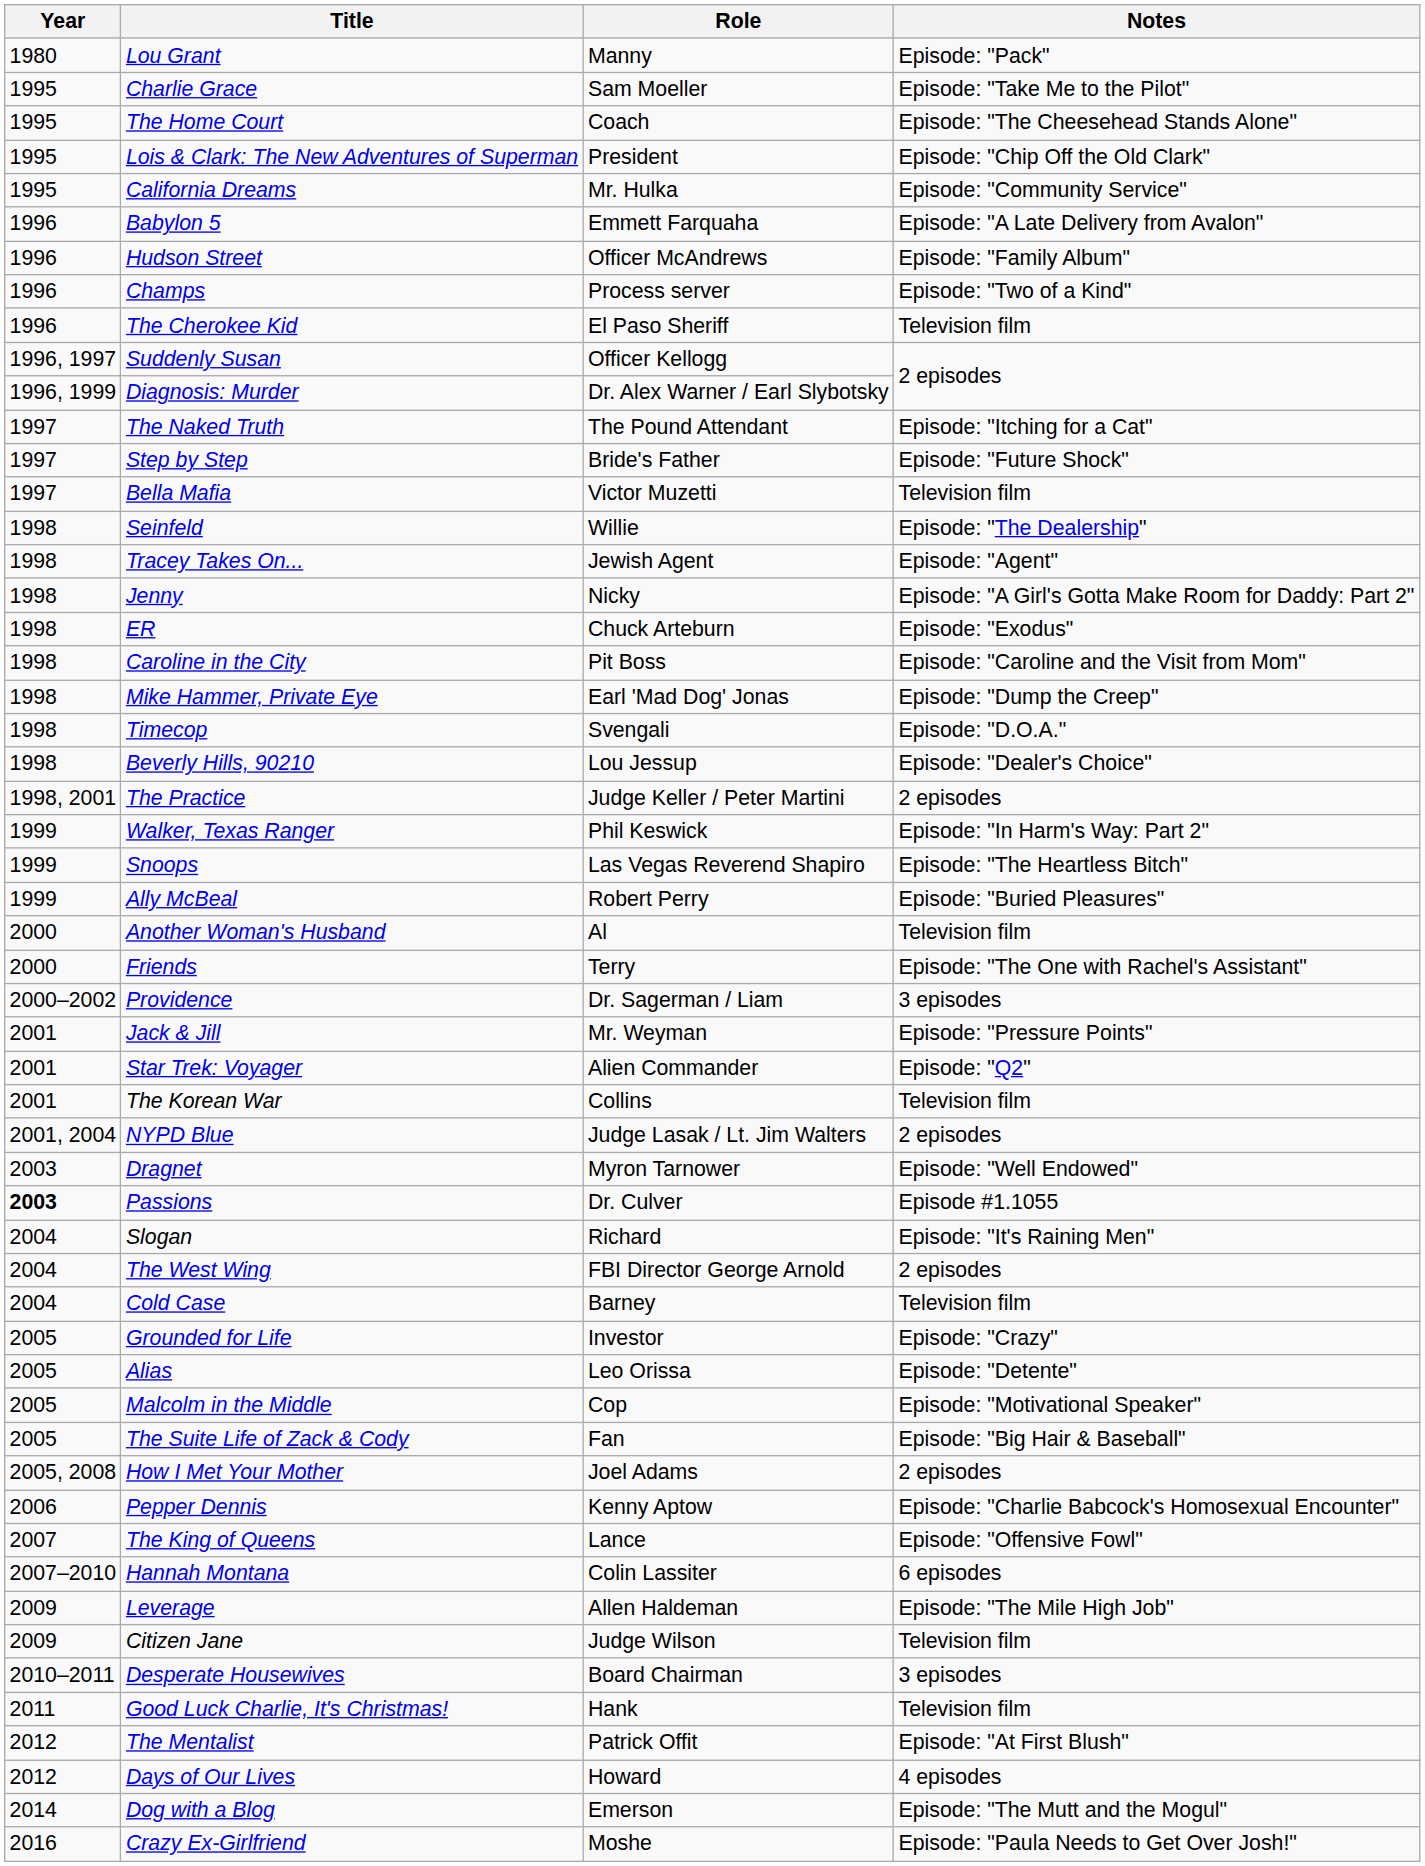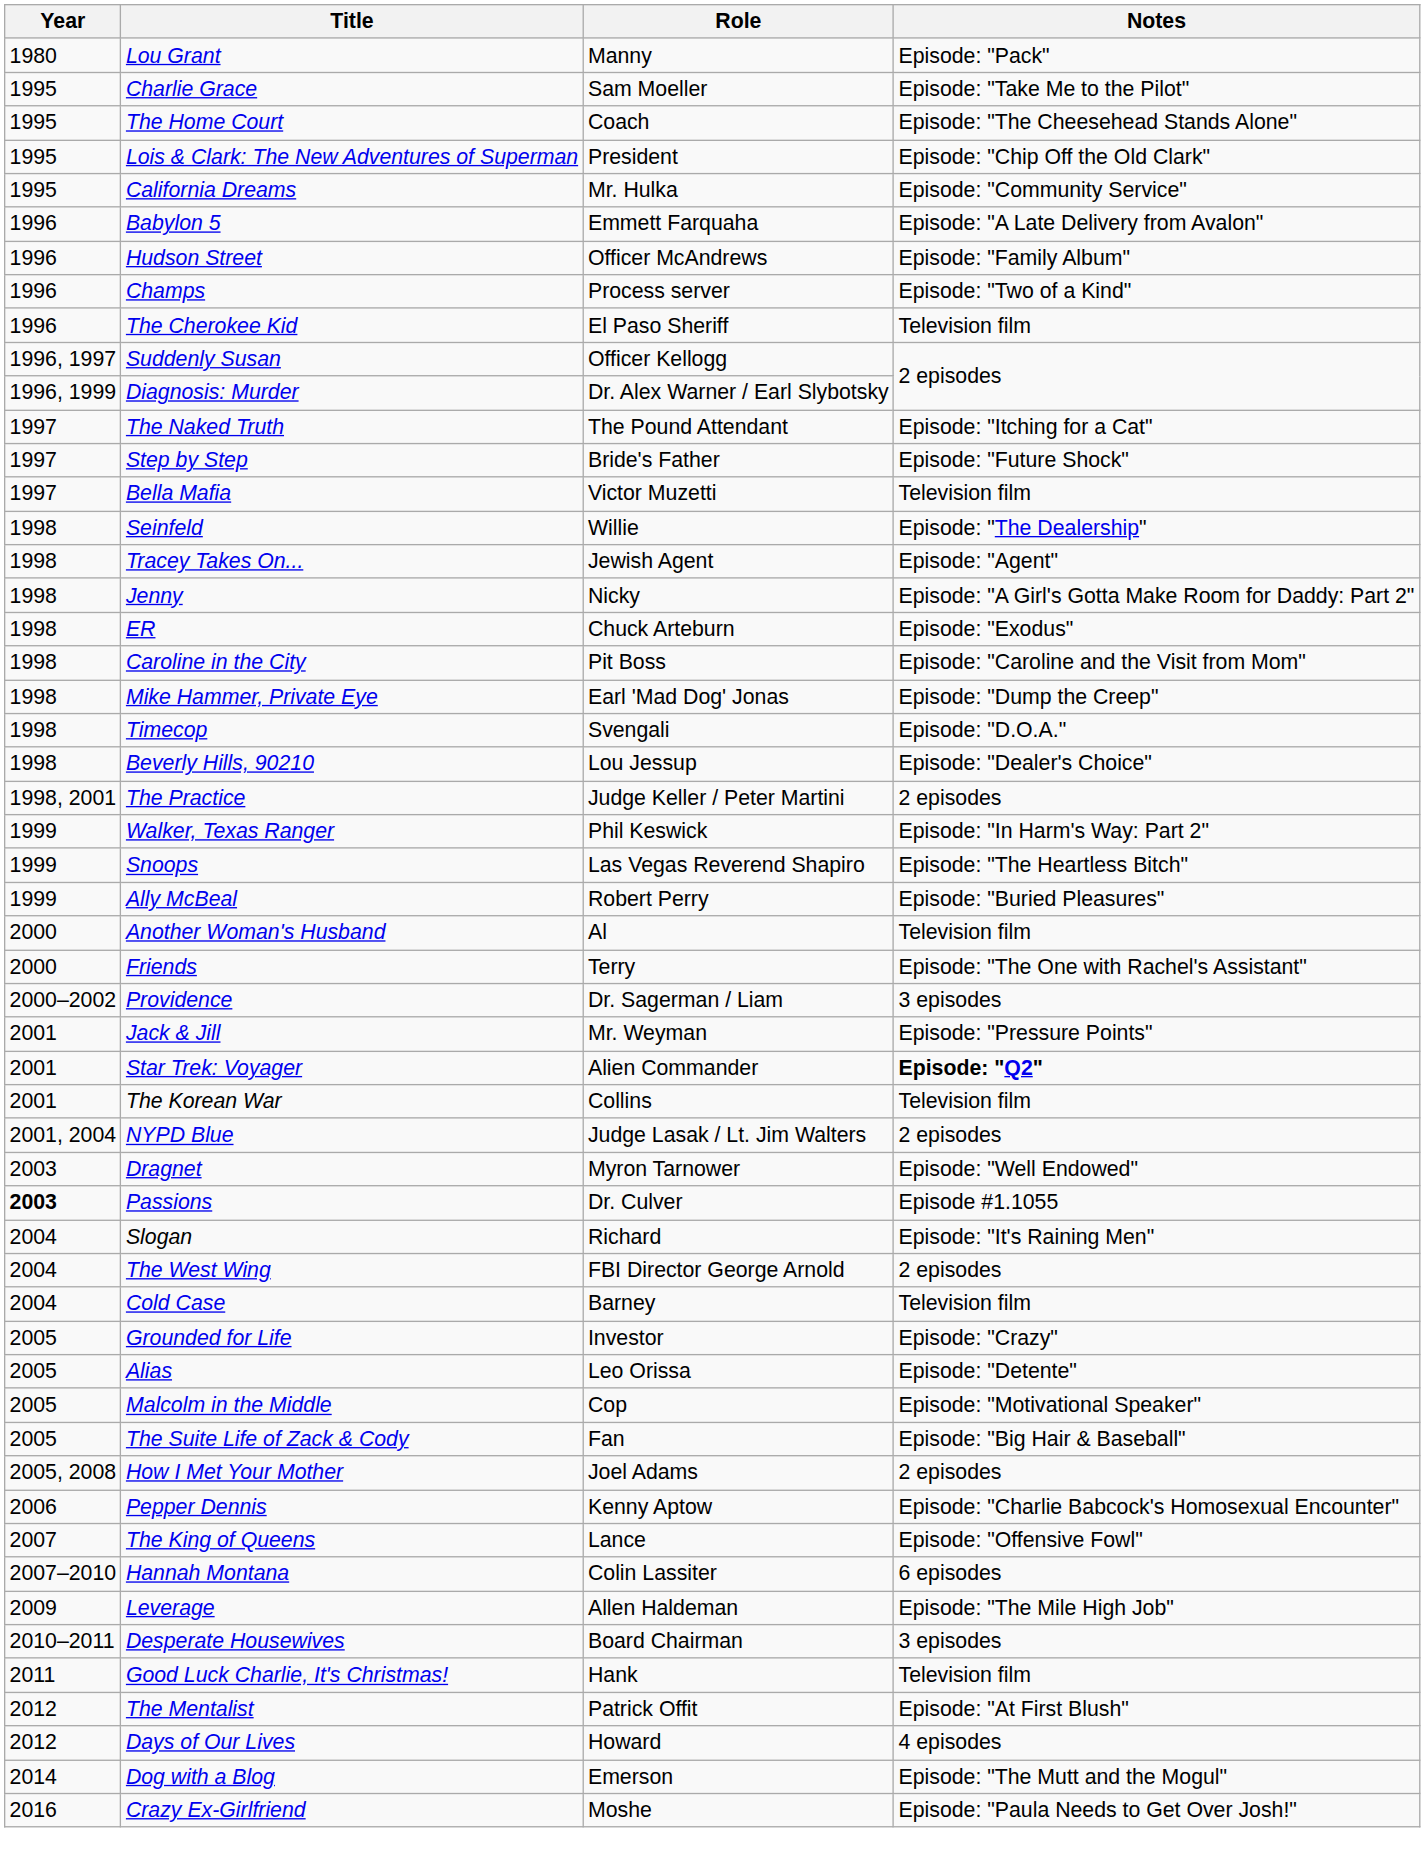(965, 1067) normal -> (971, 1067) bold
- row: (184, 1641)
